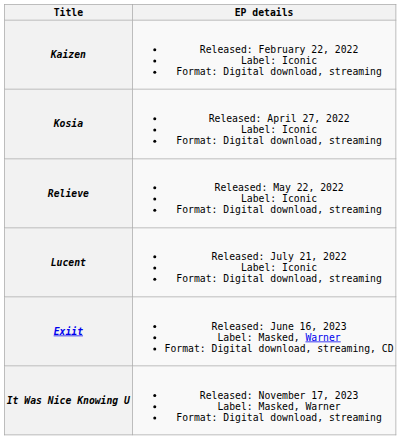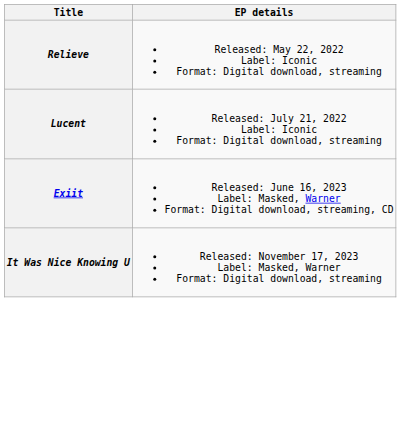- row: (68, 55)
- row: (68, 124)
